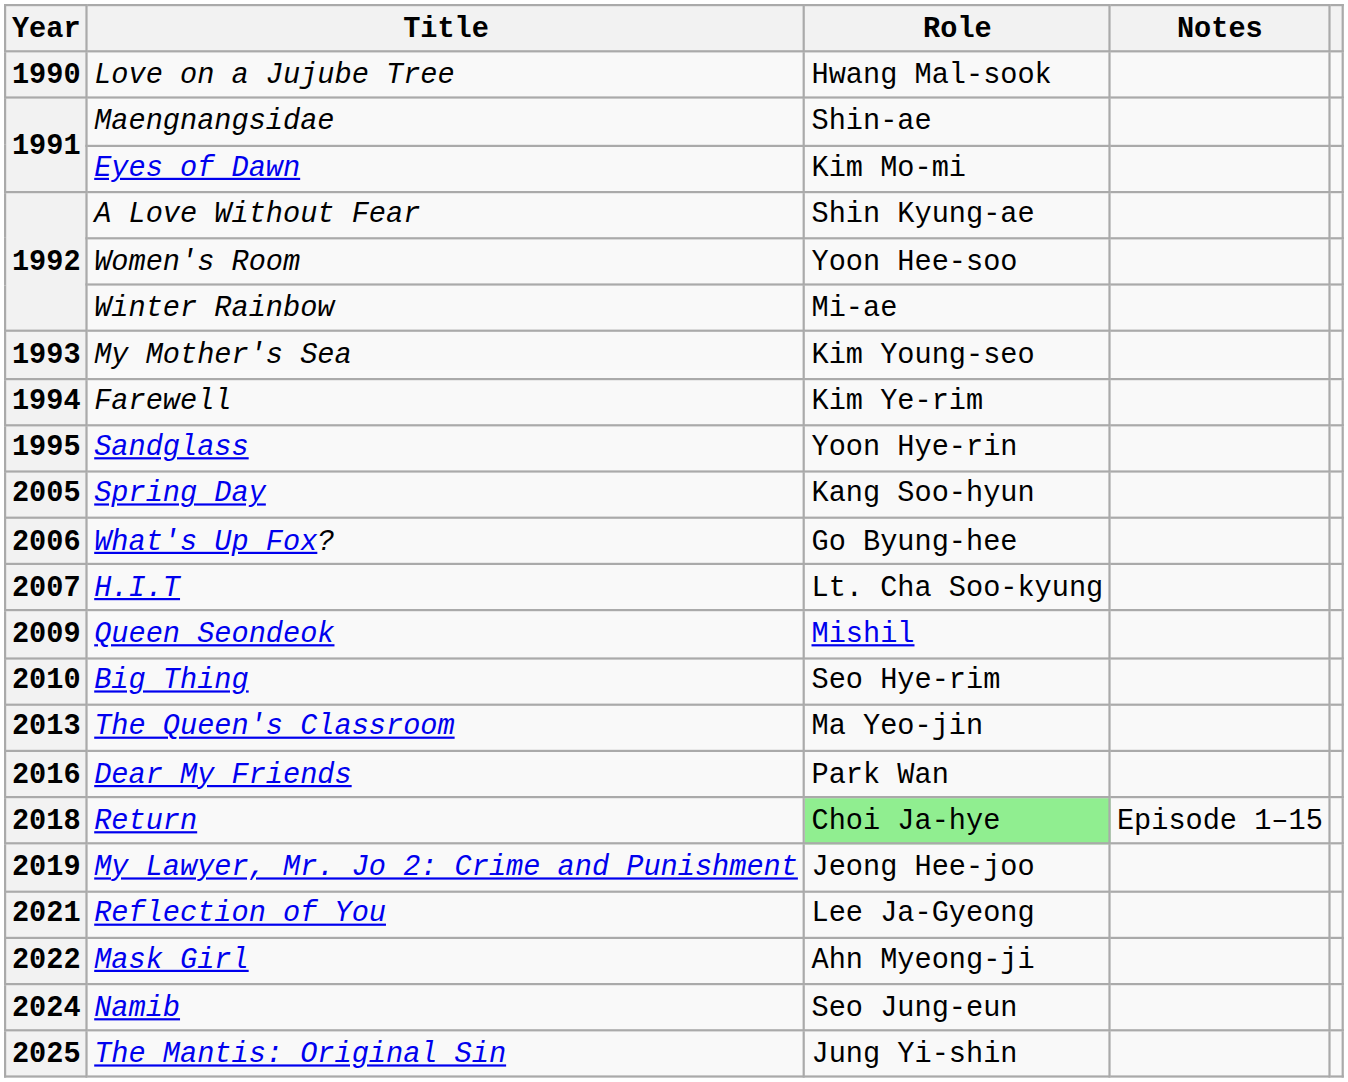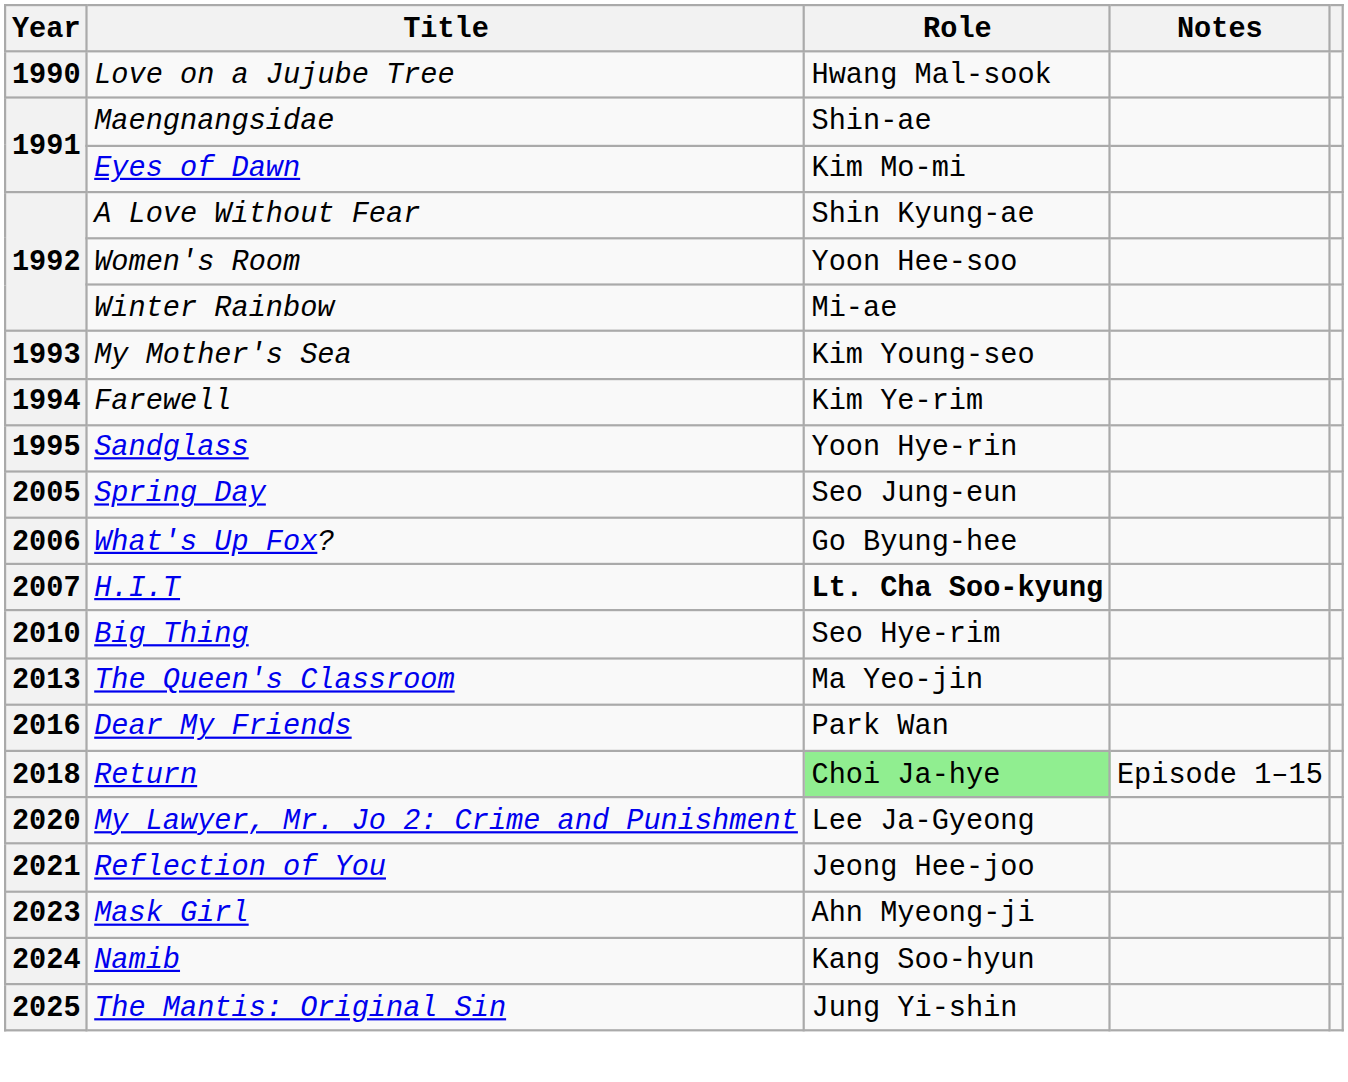(923, 495) Kang Soo-hyun -> (914, 495) Seo Jung-eun
(957, 588) normal -> (957, 588) bold
- row: (214, 634)
(46, 867) 2019 -> (46, 821) 2020
(923, 867) Jeong Hee-joo -> (923, 821) Lee Ja-Gyeong
(923, 914) Lee Ja-Gyeong -> (923, 867) Jeong Hee-joo
(46, 961) 2022 -> (46, 914) 2023
(914, 1007) Seo Jung-eun -> (923, 961) Kang Soo-hyun
